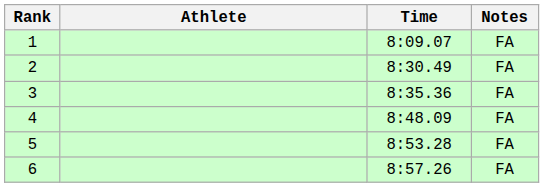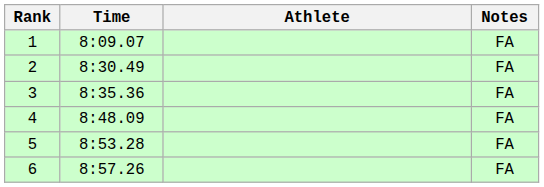columns swapped: (214, 17) <-> (419, 17)
